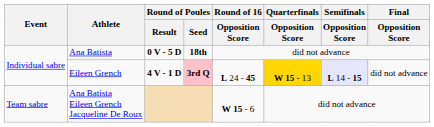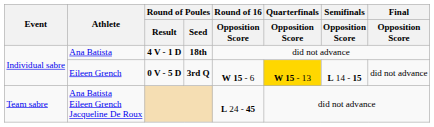(164, 53) 0 V - 5 D -> (164, 53) 4 V - 1 D
(164, 73) 4 V - 1 D -> (164, 73) 0 V - 5 D
(198, 73) pink background -> (198, 73) no background
(238, 78) L 24 - 45 -> (238, 78) W 15 - 6
(345, 78) lavender background -> (345, 78) no background
(238, 109) W 15 - 6 -> (238, 109) L 24 - 45
